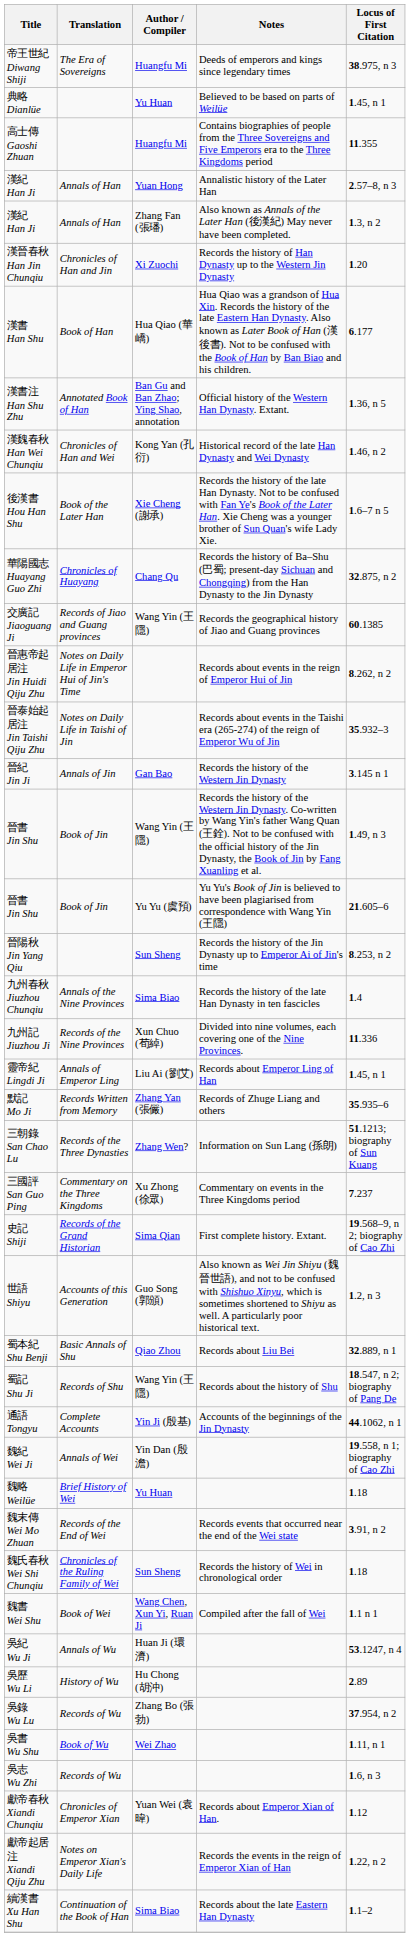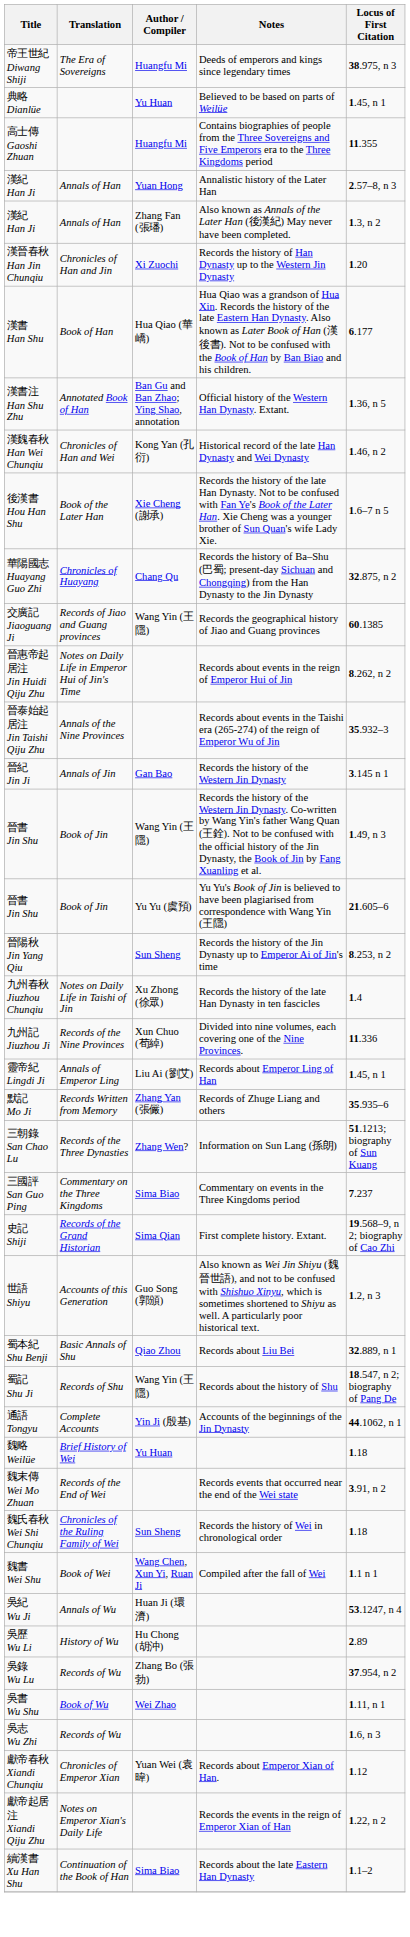(93, 730) Notes on Daily Life in Taishi of Jin -> (92, 730) Annals of the Nine Provinces
(92, 997) Annals of the Nine Provinces -> (93, 997) Notes on Daily Life in Taishi of Jin
(157, 997) Sima Biao -> (157, 996) Xu Zhong (徐眾)
(157, 1193) Xu Zhong (徐眾) -> (157, 1193) Sima Biao
- row: (20, 1458)
